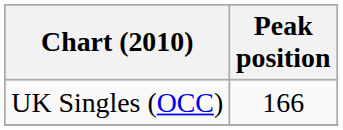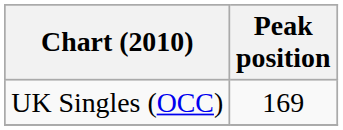(283, 102) 166 -> (283, 102) 169
